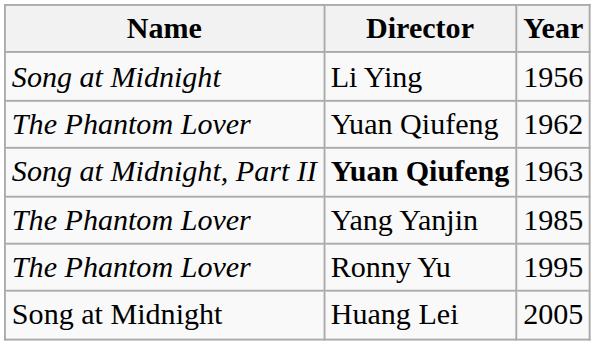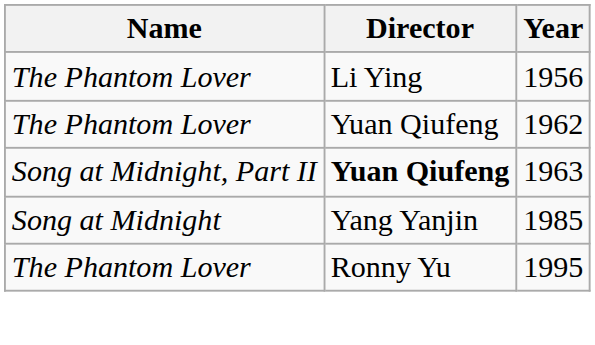(116, 76) Song at Midnight -> (131, 76) The Phantom Lover
(131, 219) The Phantom Lover -> (116, 219) Song at Midnight
- row: (553, 314)
